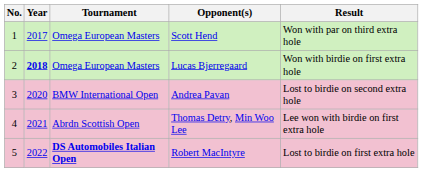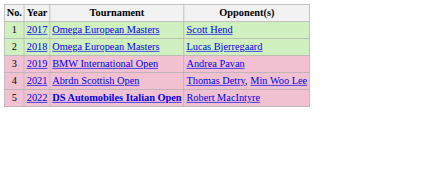- column: (349, 13)
(37, 65) bold -> (37, 47) normal
(37, 94) 2020 -> (37, 64) 2019
